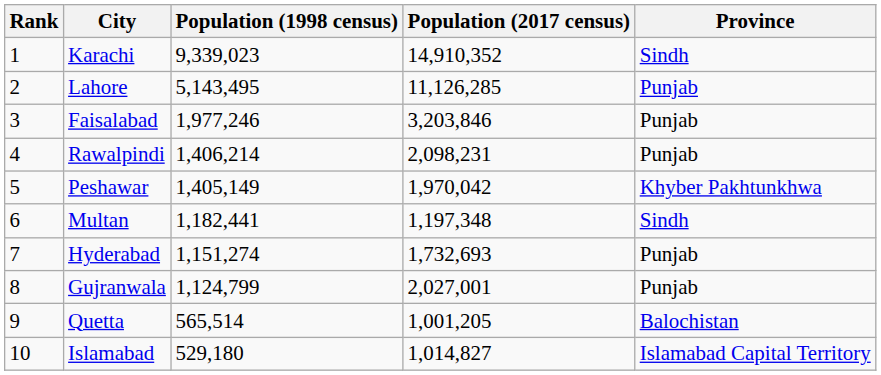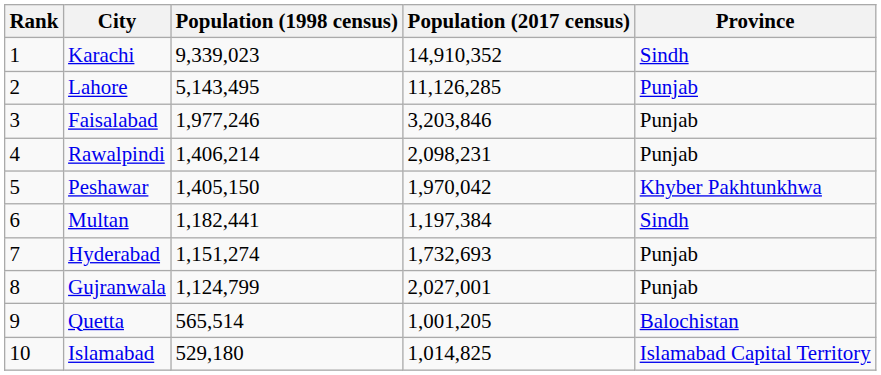(217, 187) 1,405,149 -> (217, 187) 1,405,150
(450, 220) 1,197,348 -> (450, 220) 1,197,384
(450, 353) 1,014,827 -> (450, 353) 1,014,825
